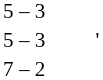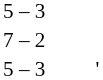rows swapped: (24, 40) <-> (24, 69)
